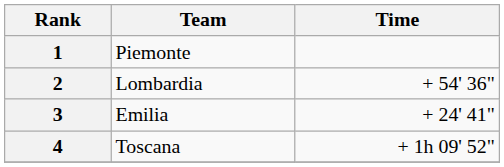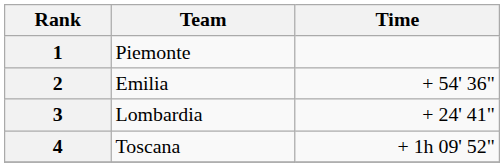(159, 83) Lombardia -> (142, 83) Emilia
(142, 114) Emilia -> (159, 114) Lombardia
